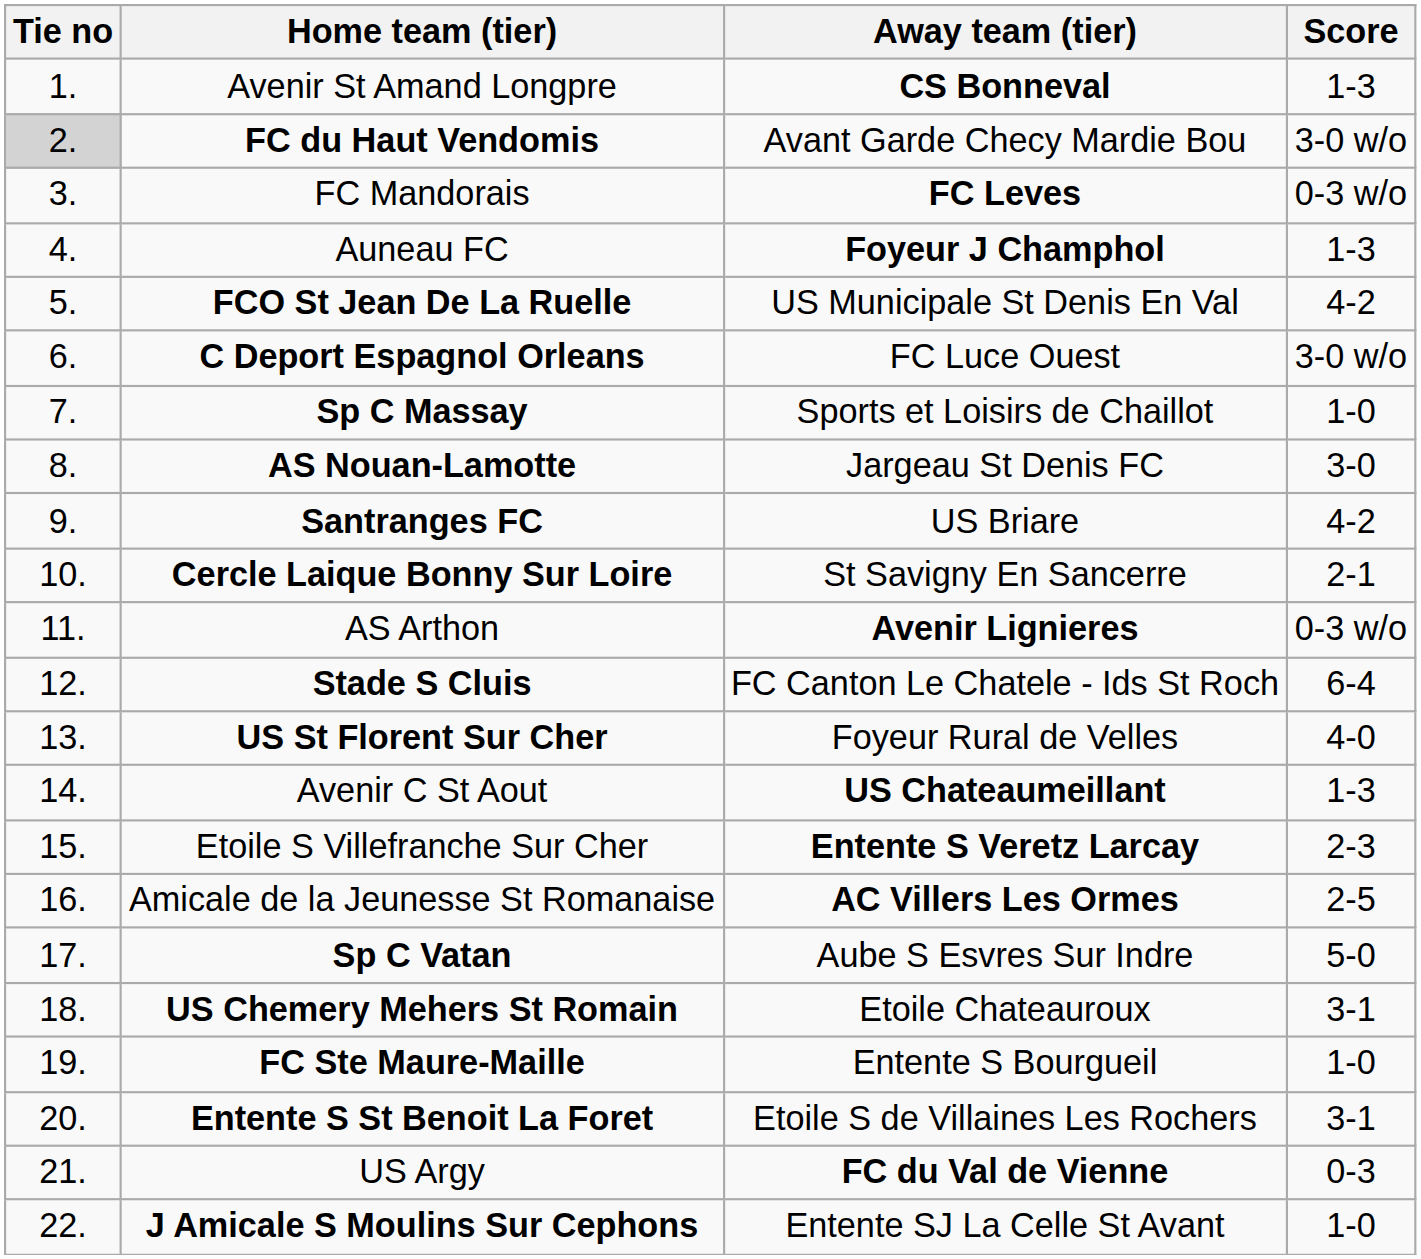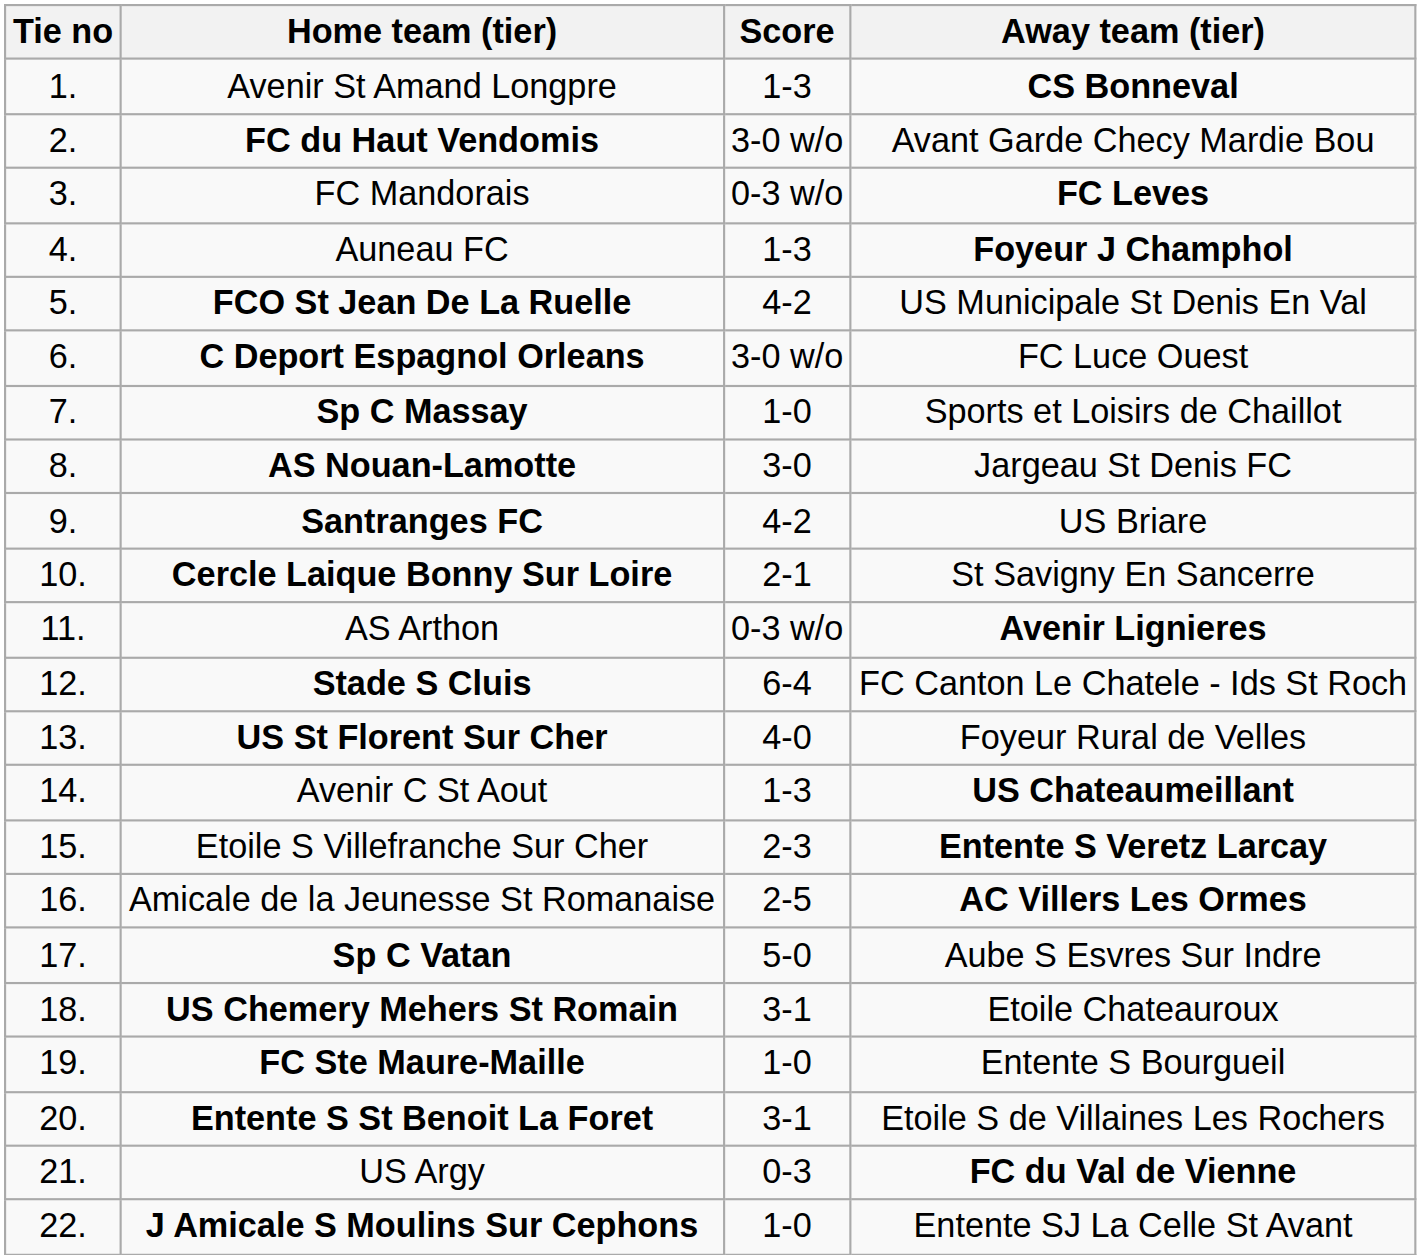columns swapped: (1351, 31) <-> (1005, 31)
(63, 140) lightgrey background -> (63, 140) no background
